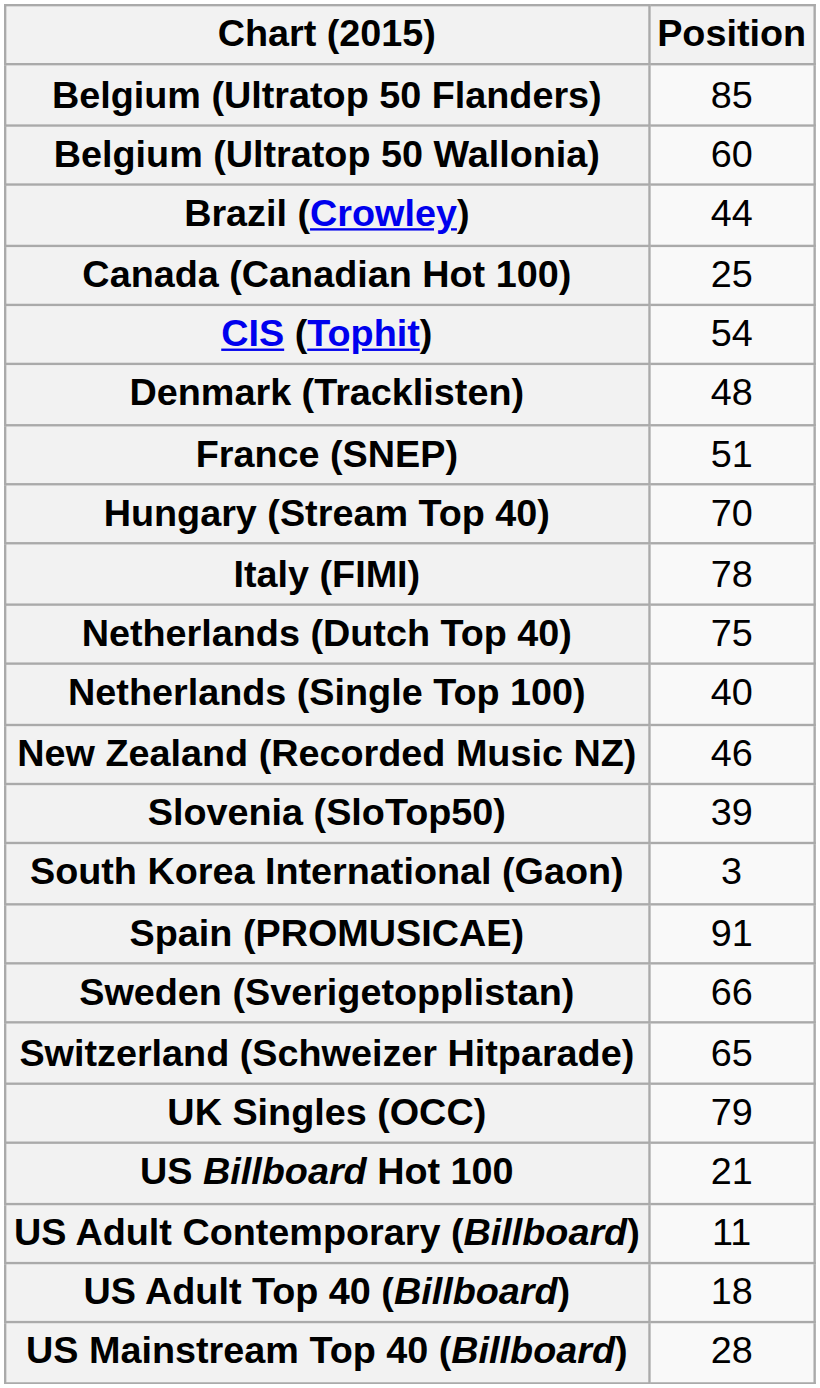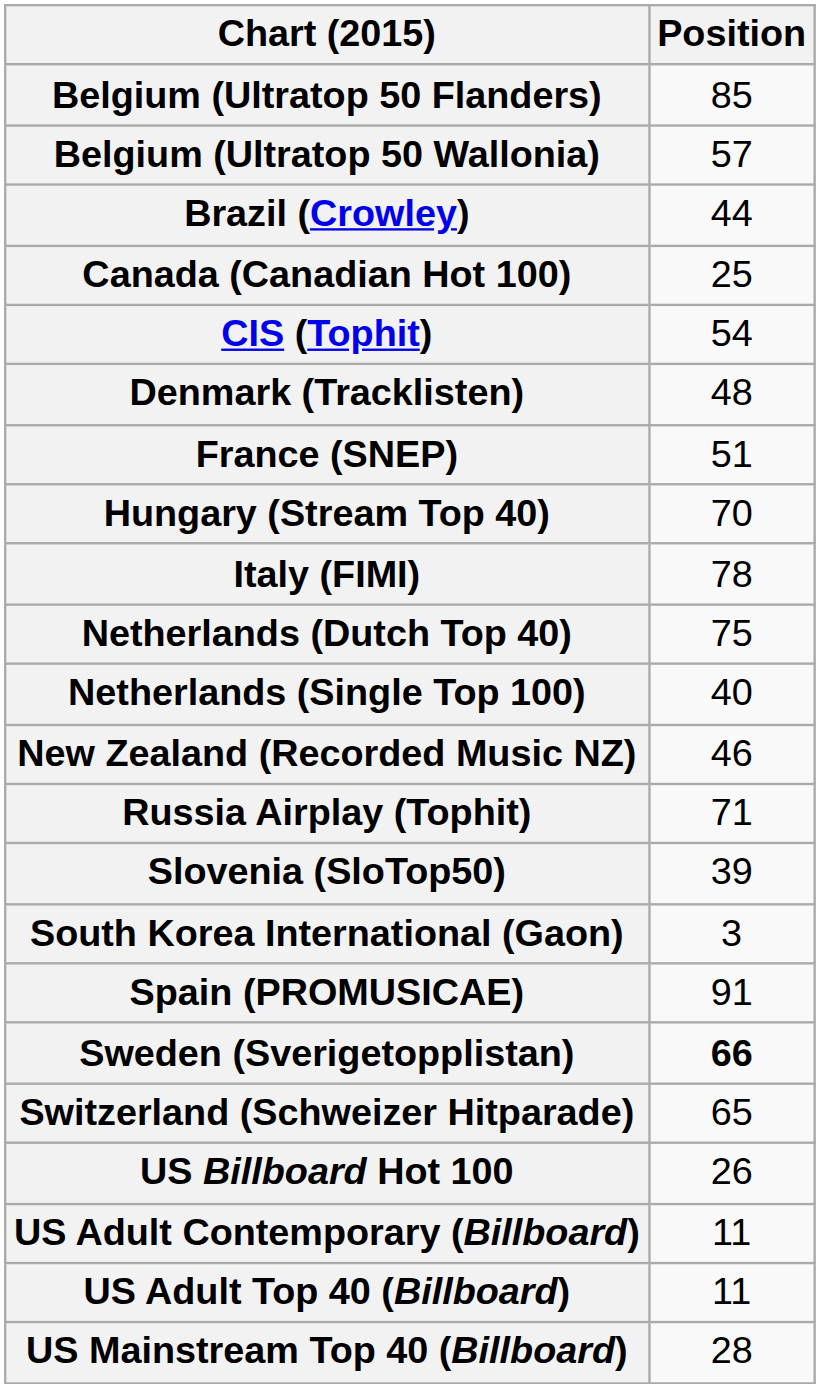(732, 154) 60 -> (732, 154) 57
+ row: (327, 812)
(732, 992) normal -> (732, 1052) bold
- row: (327, 1112)
(732, 1172) 21 -> (732, 1172) 26
(732, 1292) 18 -> (732, 1292) 11
